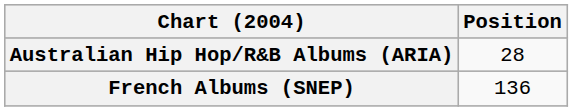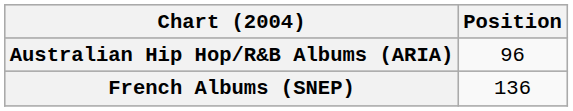(513, 55) 28 -> (513, 55) 96
